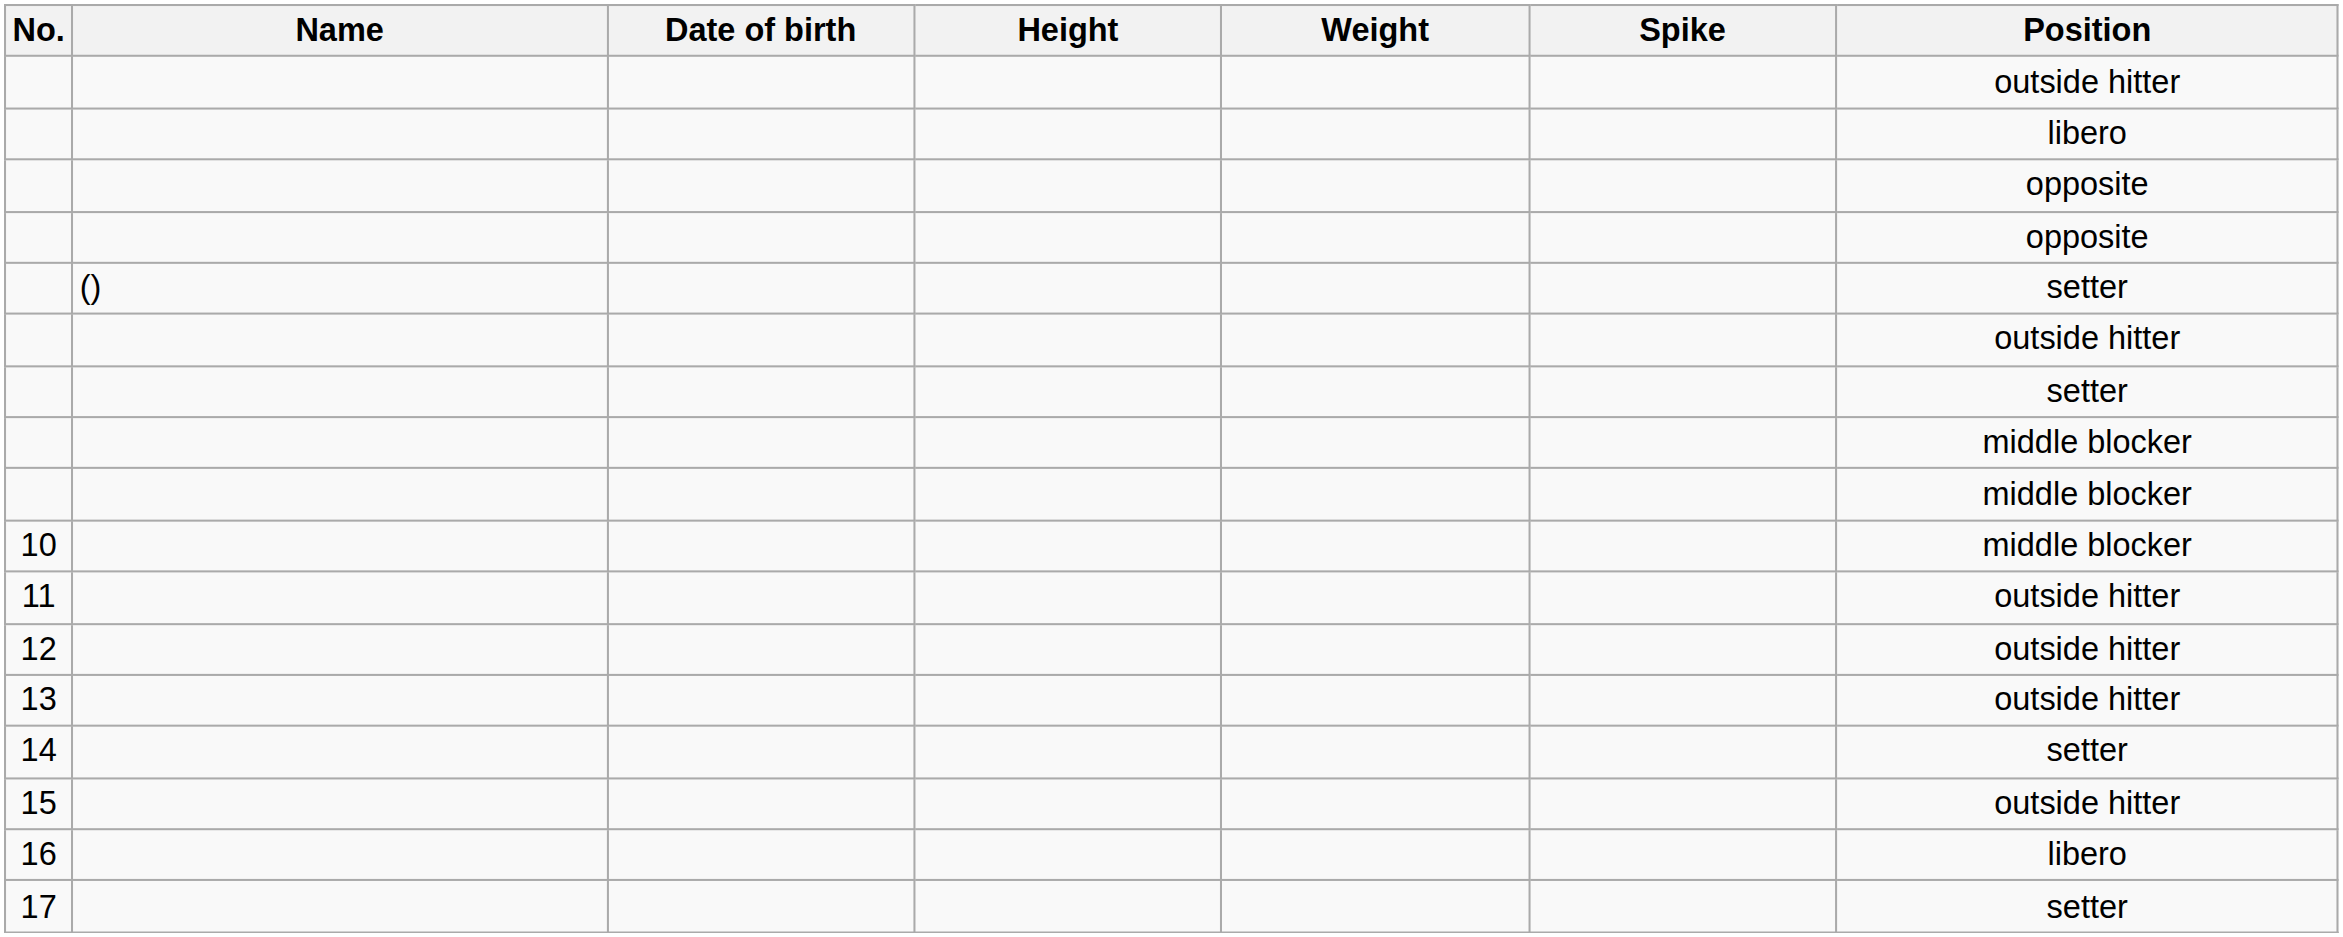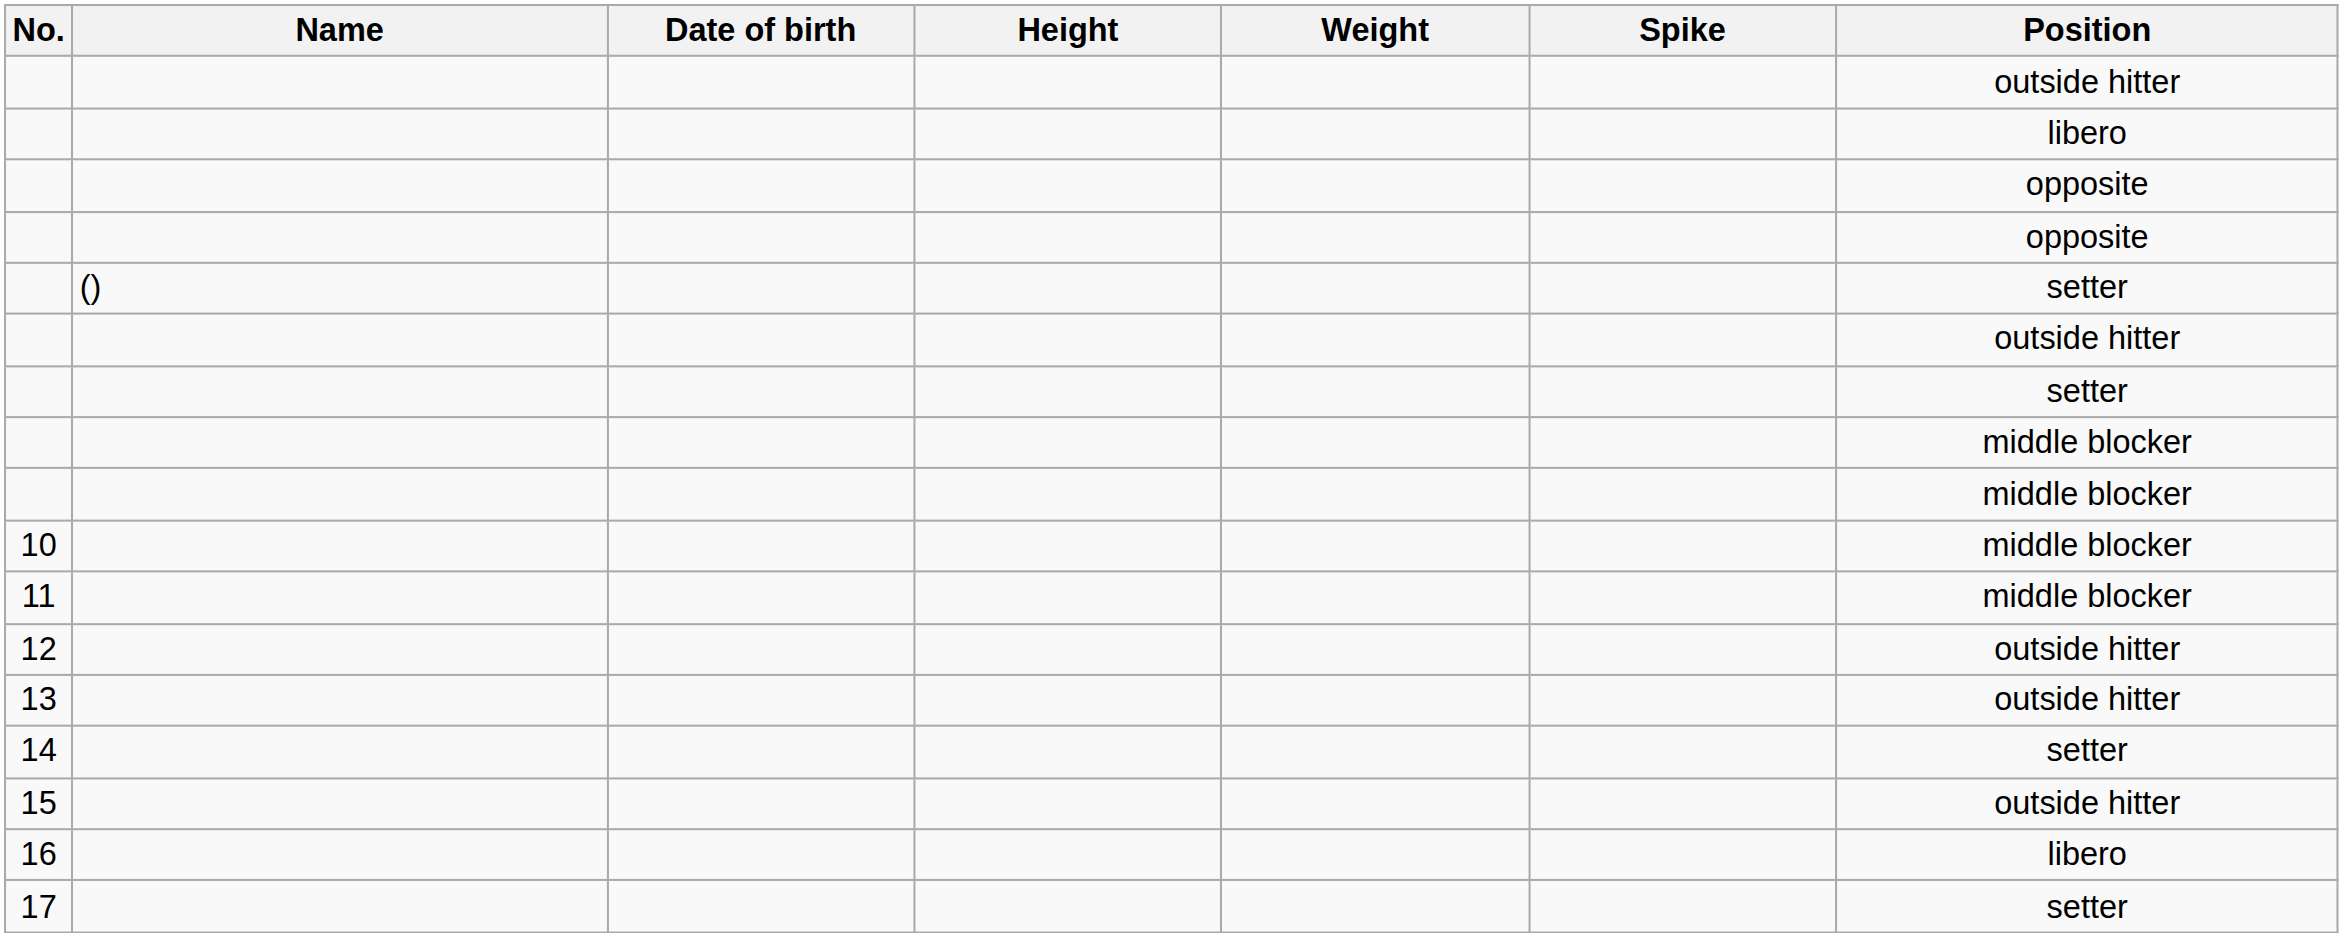(2087, 596) outside hitter -> (2087, 596) middle blocker
